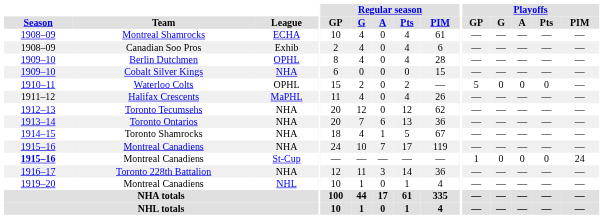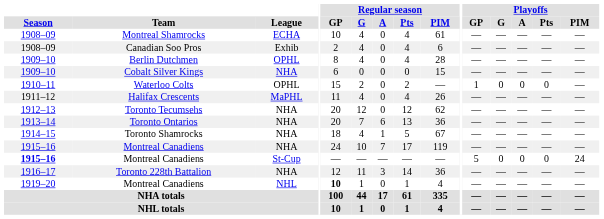(476, 84) 5 -> (476, 84) 1
(476, 159) 1 -> (476, 159) 5
(336, 183) normal -> (336, 183) bold
